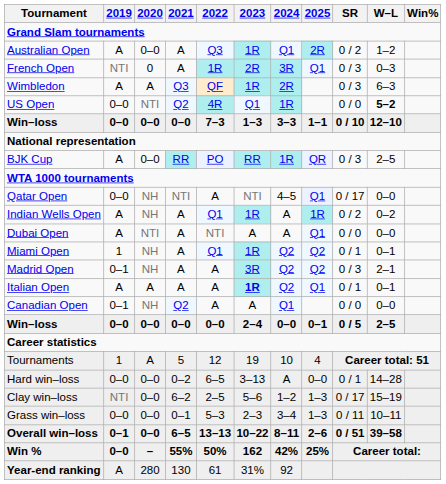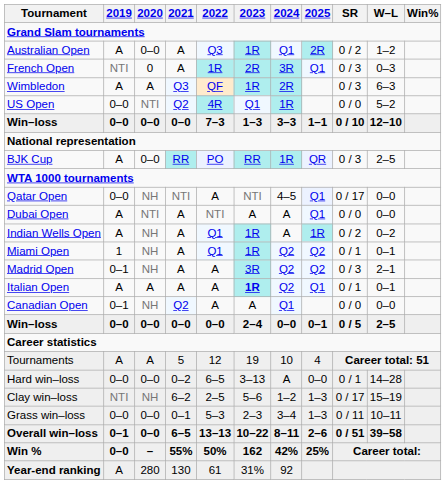(386, 104) bold -> (386, 104) normal
rows swapped: (38, 232) <-> (54, 214)
(119, 360) 1 -> (119, 360) A
(150, 397) 0–0 -> (150, 397) NH
